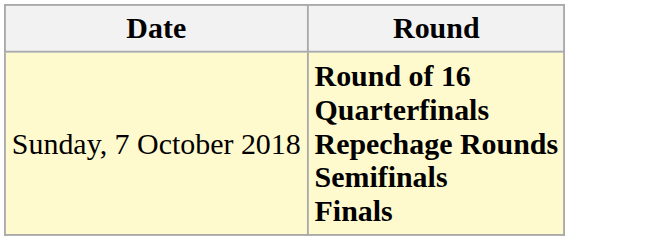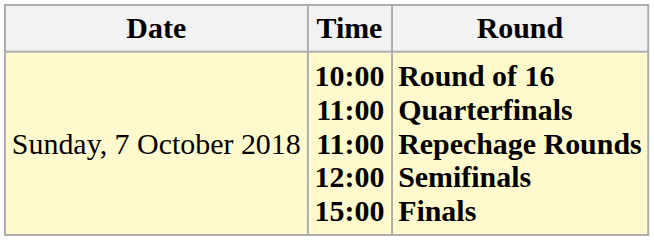+ column: (349, 28)
